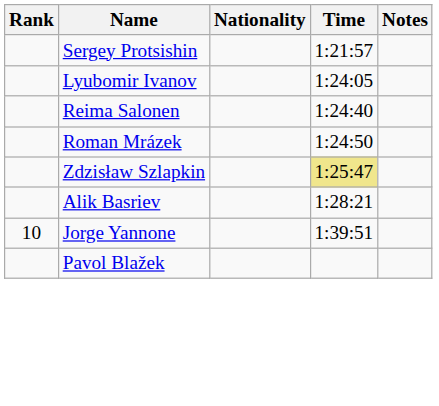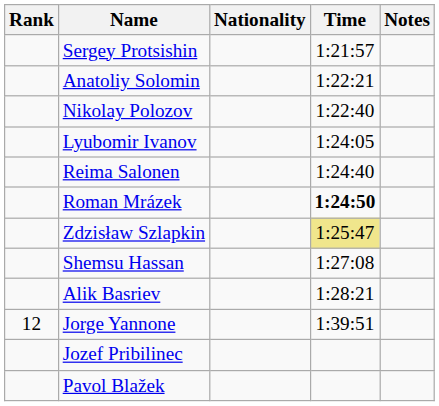+ row: (131, 80)
+ row: (128, 111)
(344, 141) normal -> (345, 202) bold
+ row: (123, 263)
(31, 232) 10 -> (31, 324) 12
+ row: (123, 354)
